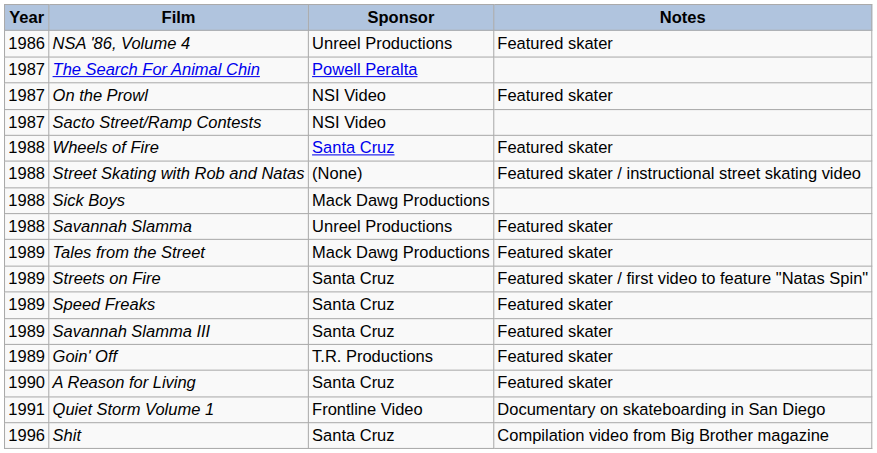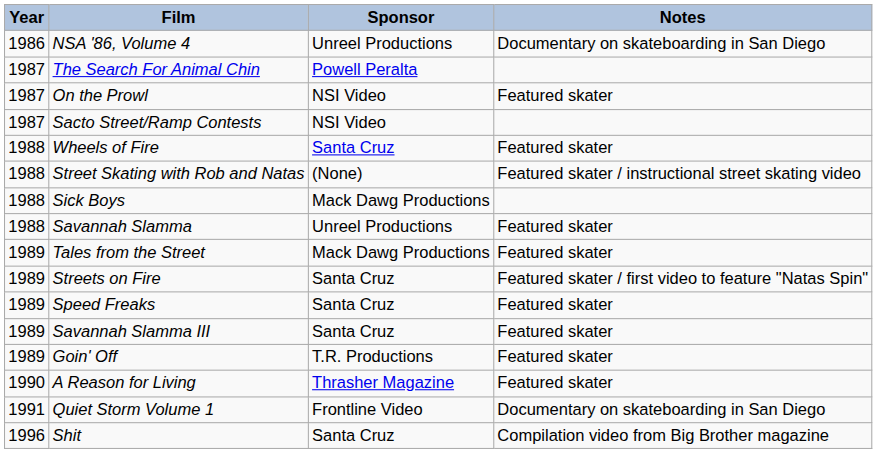(555, 43) Featured skater -> (661, 43) Documentary on skateboarding in San Diego
(353, 383) Santa Cruz -> (383, 383) Thrasher Magazine
